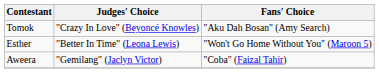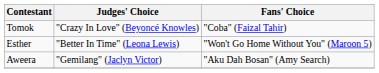(267, 28) "Aku Dah Bosan" (Amy Search) -> (245, 28) "Coba" (Faizal Tahir)
(245, 60) "Coba" (Faizal Tahir) -> (267, 60) "Aku Dah Bosan" (Amy Search)
